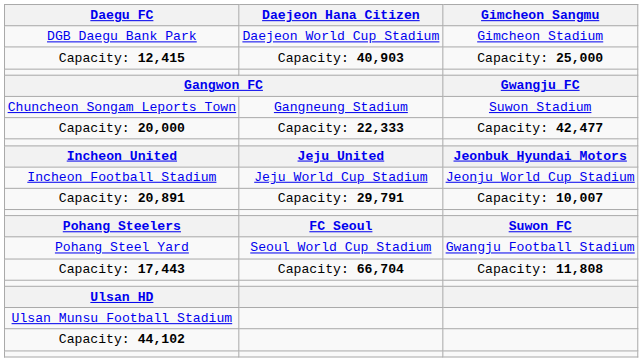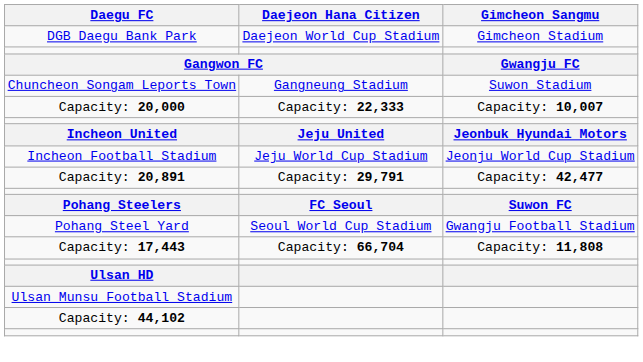- row: (122, 58)
(540, 128) Capacity: 42,477 -> (540, 107) Capacity: 10,007
(540, 199) Capacity: 10,007 -> (540, 177) Capacity: 42,477
